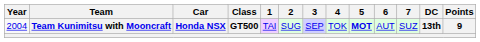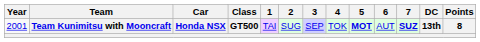(17, 26) 2004 -> (17, 26) 2001
(408, 26) normal -> (408, 26) bold
(459, 26) 9 -> (459, 26) 8
